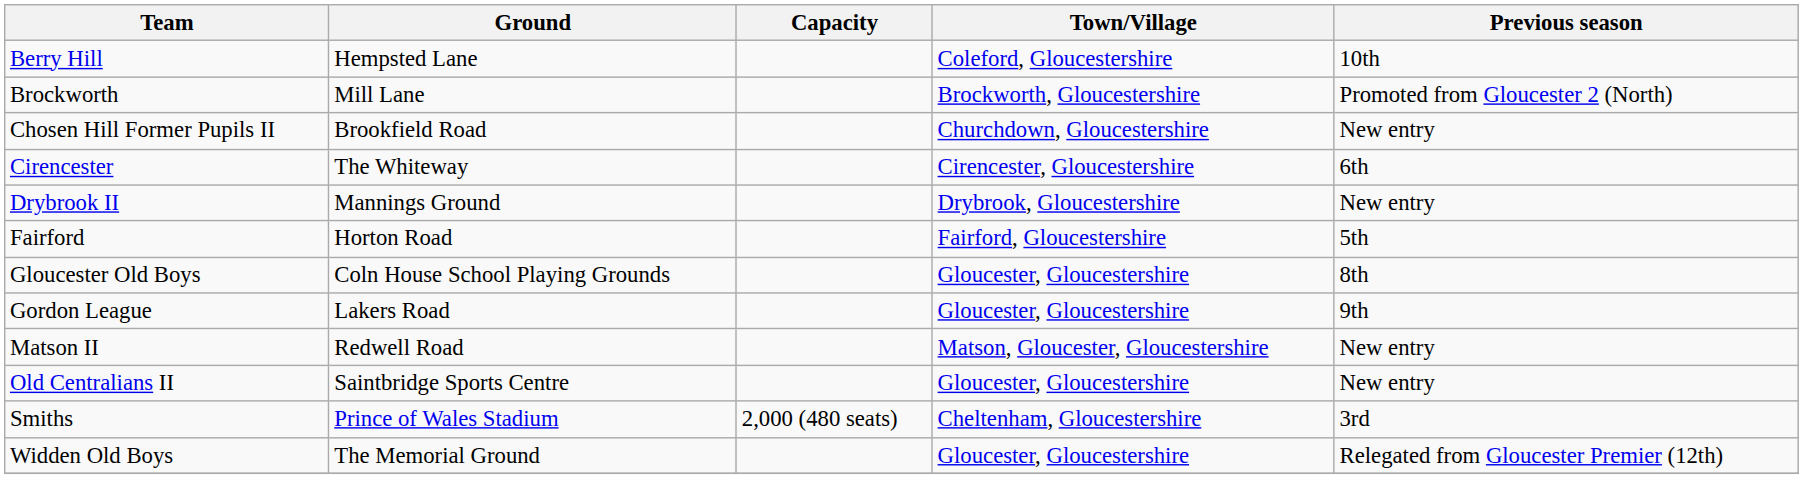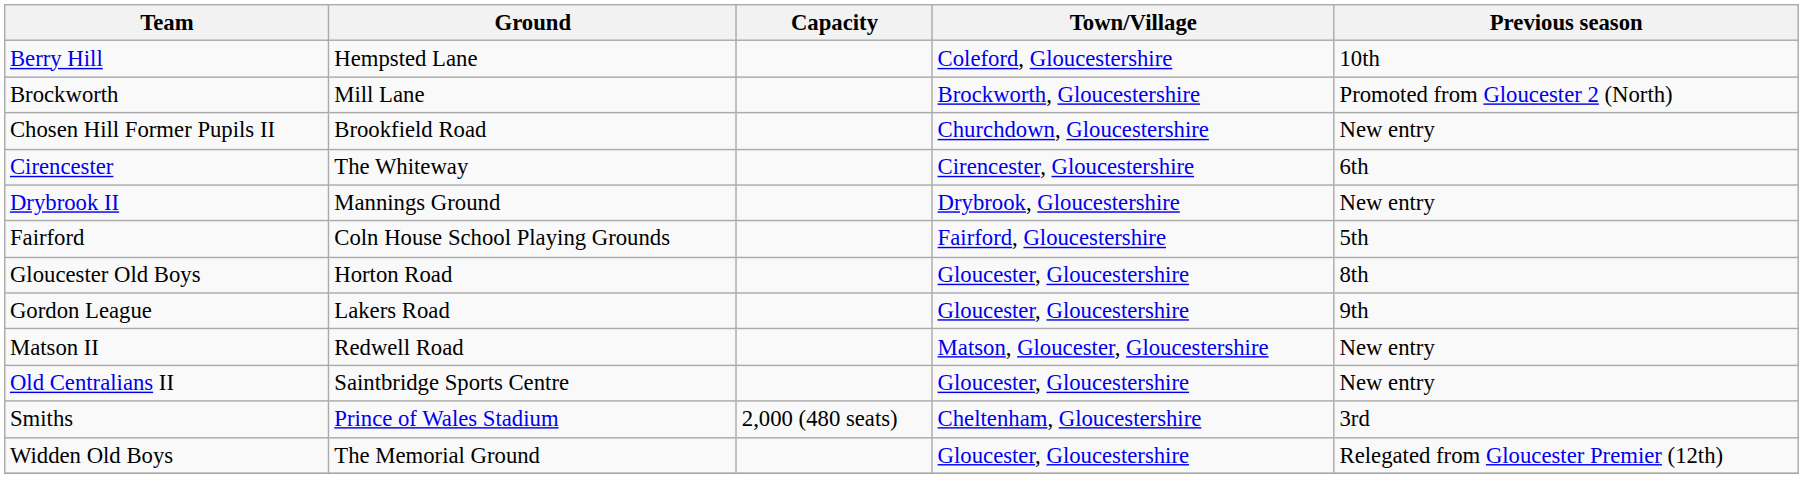(393, 238) Horton Road -> (502, 238) Coln House School Playing Grounds
(502, 274) Coln House School Playing Grounds -> (393, 274) Horton Road
